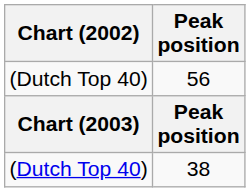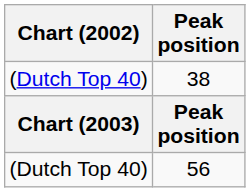rows swapped: (198, 169) <-> (198, 78)
